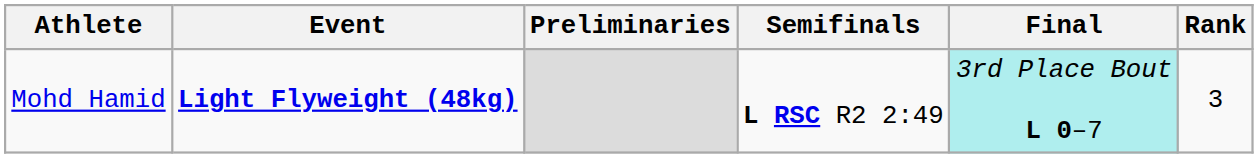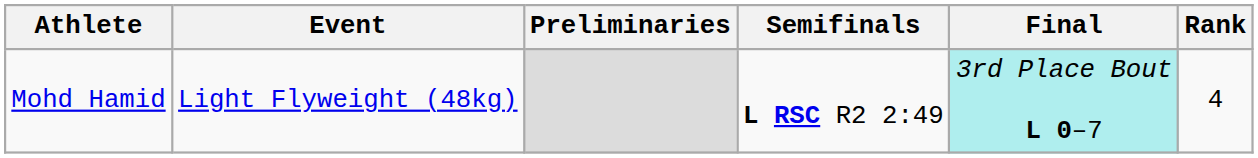(348, 100) bold -> (348, 100) normal
(1215, 100) 3 -> (1215, 100) 4
